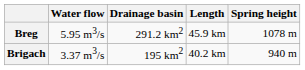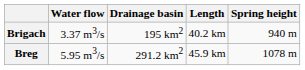rows swapped: (26, 54) <-> (26, 33)
